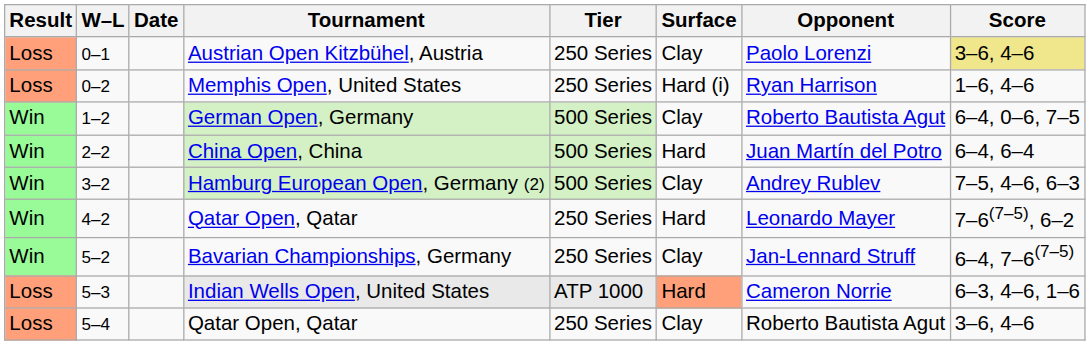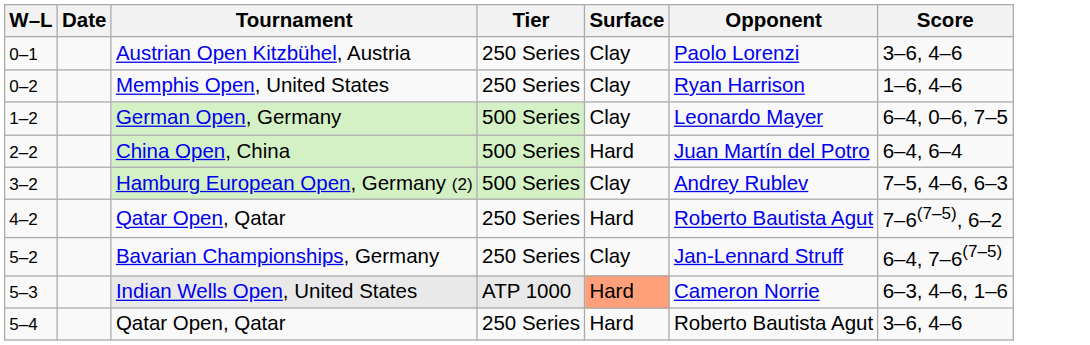- column: (41, 20)
(995, 53) khaki background -> (922, 53) no background
(696, 85) Hard (i) -> (610, 85) Clay
(846, 118) Roberto Bautista Agut -> (749, 118) Leonardo Mayer
(821, 218) Leonardo Mayer -> (774, 218) Roberto Bautista Agut
(682, 324) Clay -> (612, 324) Hard
